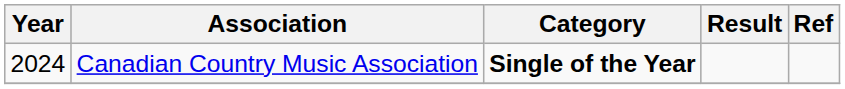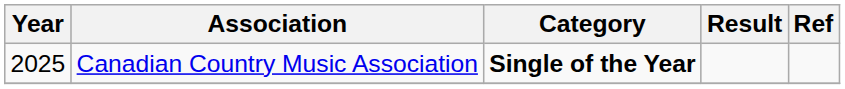(38, 63) 2024 -> (38, 63) 2025
